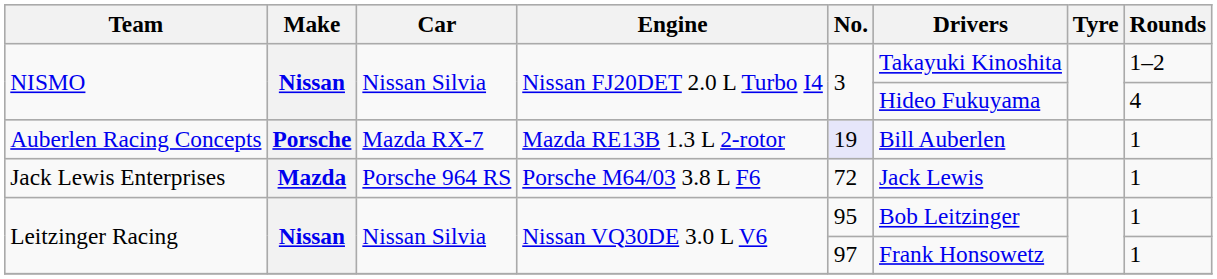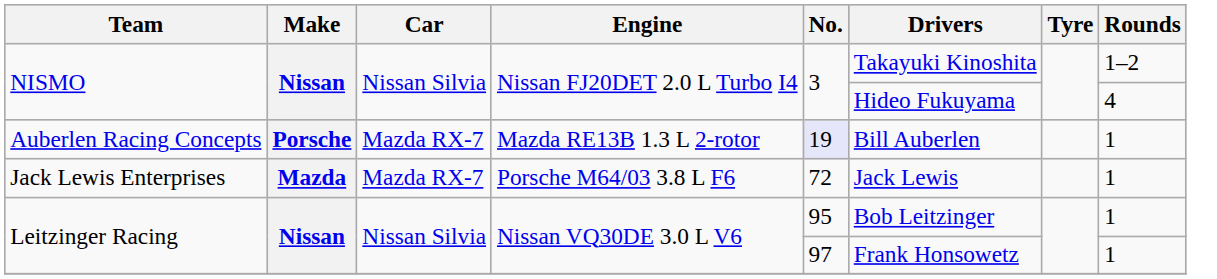(437, 178) Porsche 964 RS -> (423, 178) Mazda RX-7
